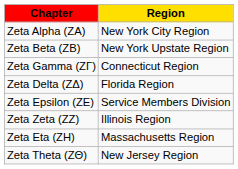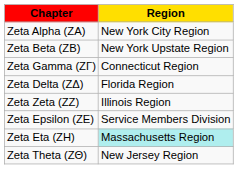rows swapped: (51, 102) <-> (43, 119)
(158, 137) no background -> (158, 137) paleturquoise background
